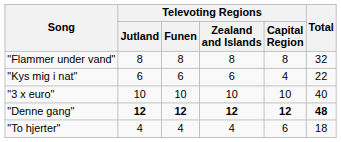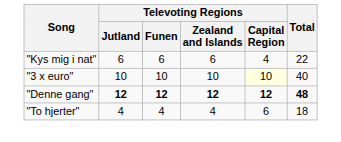- row: (61, 59)
(285, 94) no background -> (266, 77) lightyellow background
